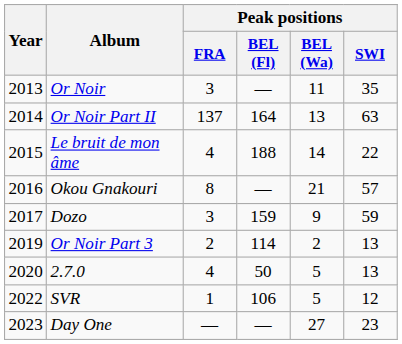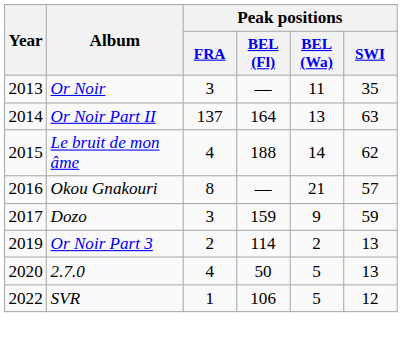(370, 152) 22 -> (370, 152) 62
- row: (81, 325)
